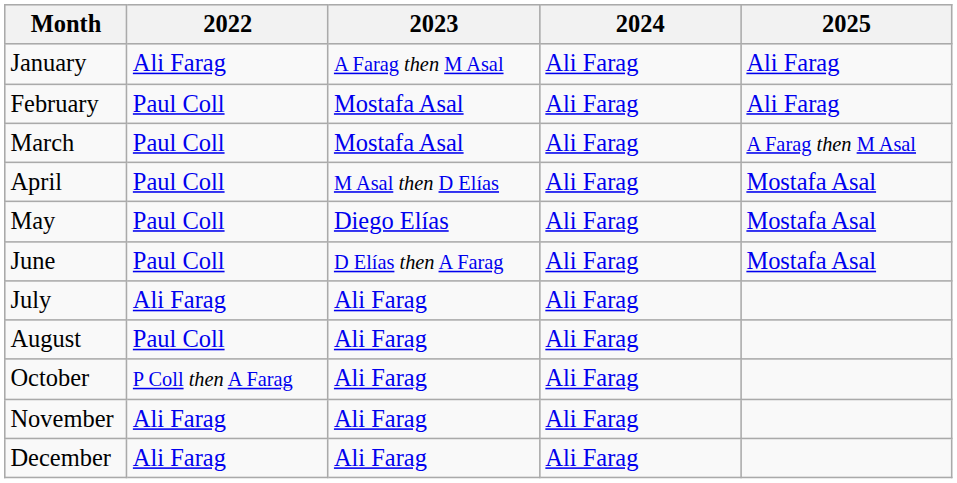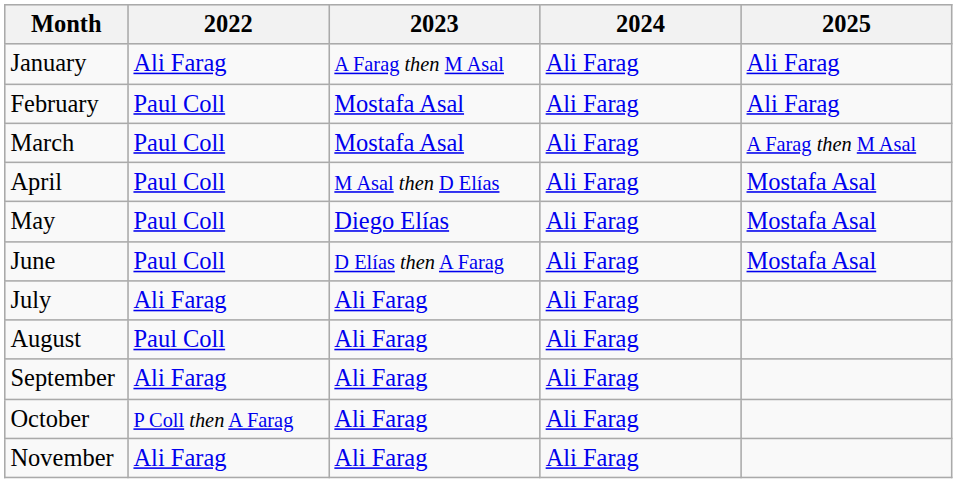+ row: (63, 378)
- row: (61, 457)
